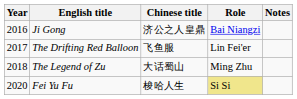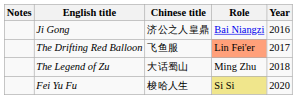columns swapped: (17, 12) <-> (278, 12)
(230, 48) no background -> (235, 48) lightsalmon background
